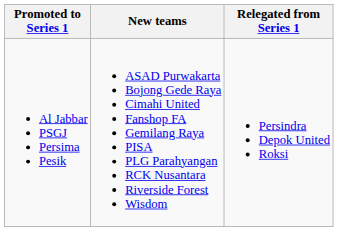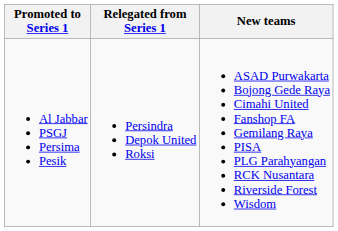columns swapped: (279, 21) <-> (157, 21)
